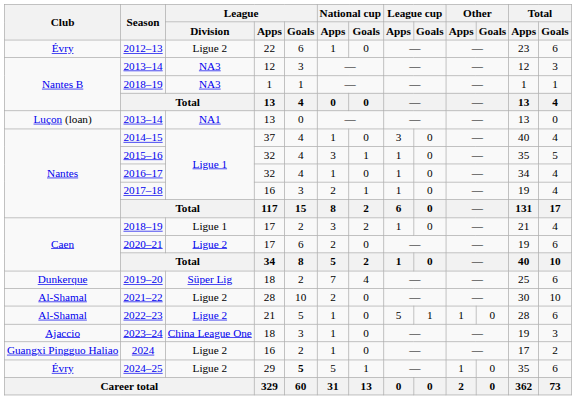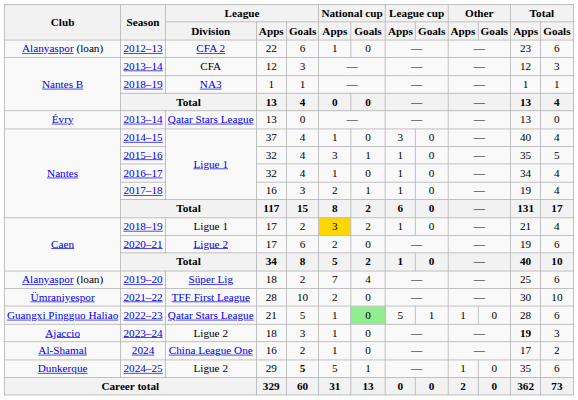(63, 48) Évry -> (63, 48) Alanyaspor (loan)
(210, 48) Ligue 2 -> (211, 48) CFA 2
(210, 66) NA3 -> (211, 66) CFA
(63, 119) Luçon (loan) -> (63, 119) Évry
(210, 119) NA1 -> (211, 119) Qatar Stars League
(333, 226) no background -> (335, 226) gold background
(63, 279) Dunkerque -> (63, 279) Alanyaspor (loan)
(63, 297) Al-Shamal -> (63, 297) Ümraniyespor
(210, 297) Ligue 2 -> (211, 297) TFF First League
(63, 315) Al-Shamal -> (63, 315) Guangxi Pingguo Haliao
(210, 315) Ligue 2 -> (211, 315) Qatar Stars League
(366, 315) no background -> (368, 315) lightgreen background
(210, 333) China League One -> (211, 333) Ligue 2
(524, 333) normal -> (526, 333) bold
(63, 350) Guangxi Pingguo Haliao -> (63, 350) Al-Shamal
(210, 350) Ligue 2 -> (211, 350) China League One
(63, 368) Évry -> (63, 368) Dunkerque
